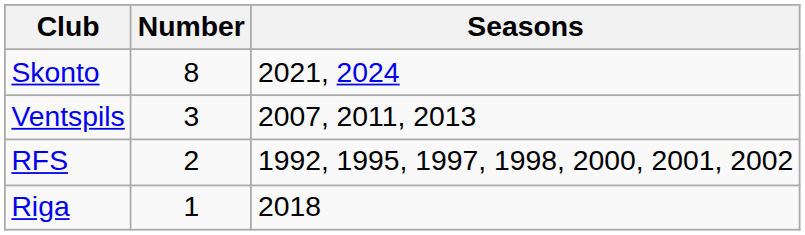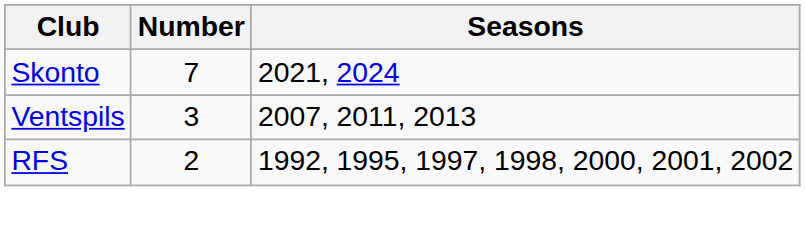(191, 71) 8 -> (191, 71) 7
- row: (41, 206)
